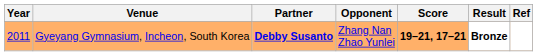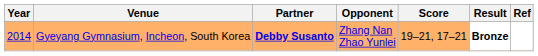(19, 36) 2011 -> (19, 36) 2014
(433, 36) bold -> (434, 36) normal
